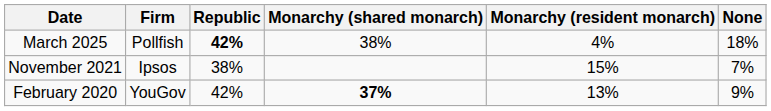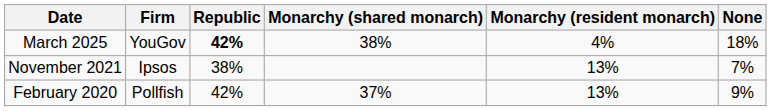(158, 43) Pollfish -> (158, 43) YouGov
(603, 68) 15% -> (603, 68) 13%
(158, 93) YouGov -> (158, 93) Pollfish
(376, 93) bold -> (376, 93) normal
